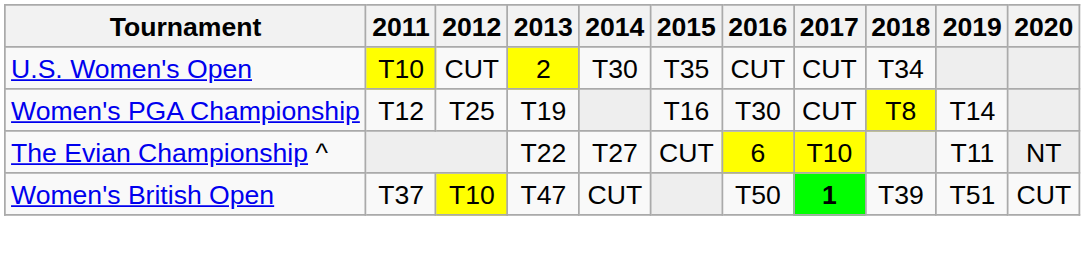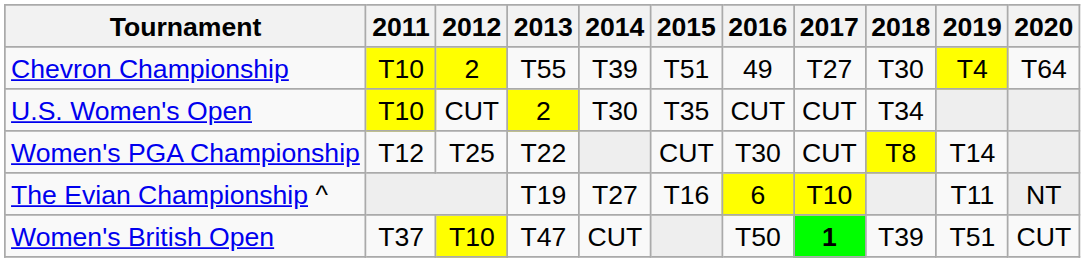+ row: (150, 68)
(543, 110) T19 -> (543, 152) T22
(686, 110) T16 -> (686, 152) CUT
(543, 152) T22 -> (543, 195) T19
(686, 152) CUT -> (686, 195) T16
